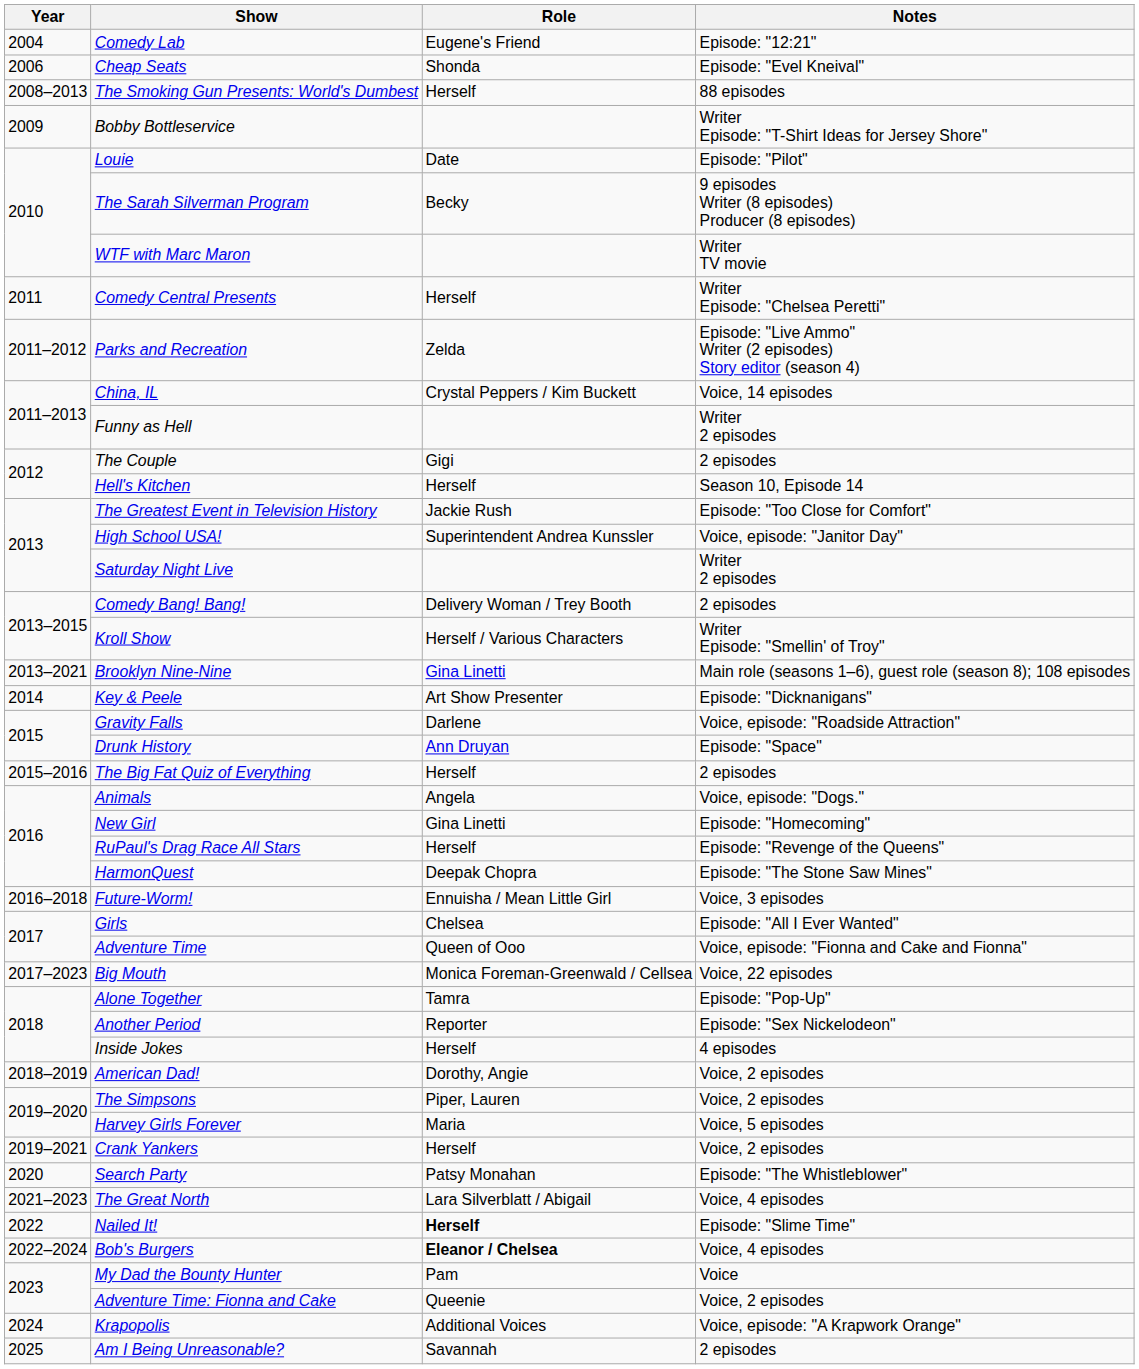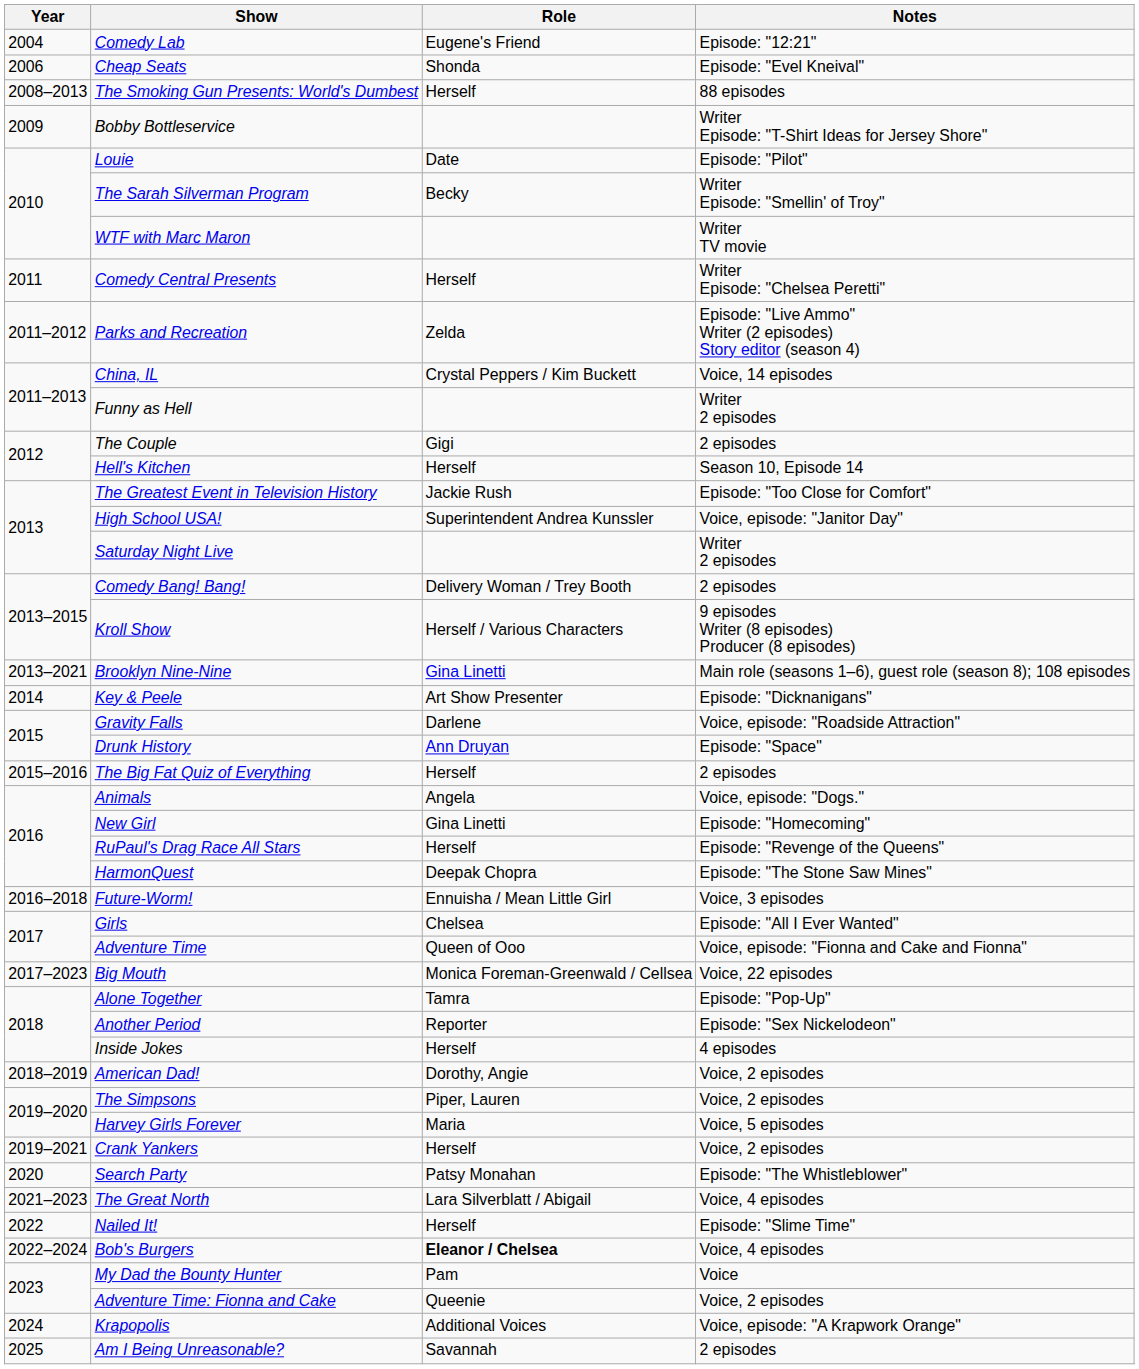(777, 203) 9 episodes Writer (8 episodes) Producer (8 episodes) -> (792, 194) Writer Episode: "Smellin' of Troy"
(792, 638) Writer Episode: "Smellin' of Troy" -> (777, 629) 9 episodes Writer (8 episodes) Producer (8 episodes)
(452, 1225) bold -> (451, 1225) normal
